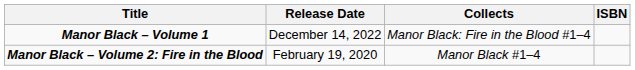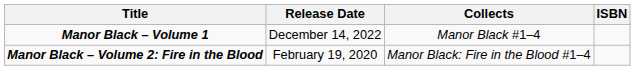(489, 34) Manor Black: Fire in the Blood #1–4 -> (489, 34) Manor Black #1–4
(489, 55) Manor Black #1–4 -> (489, 55) Manor Black: Fire in the Blood #1–4
